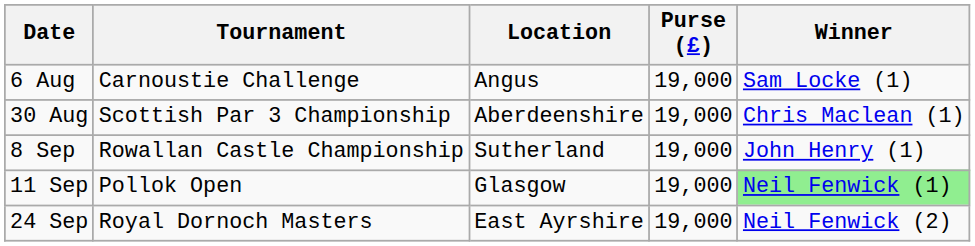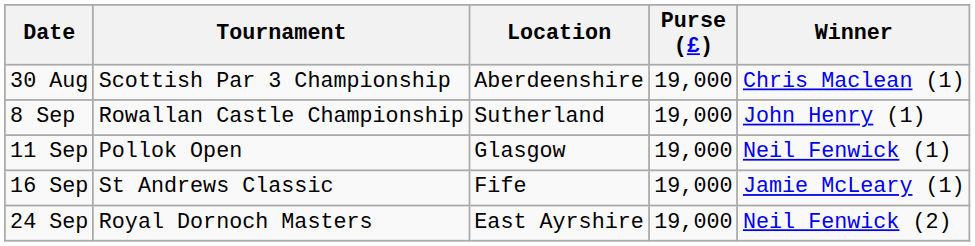- row: (43, 82)
(847, 188) lightgreen background -> (847, 153) no background
+ row: (49, 188)
